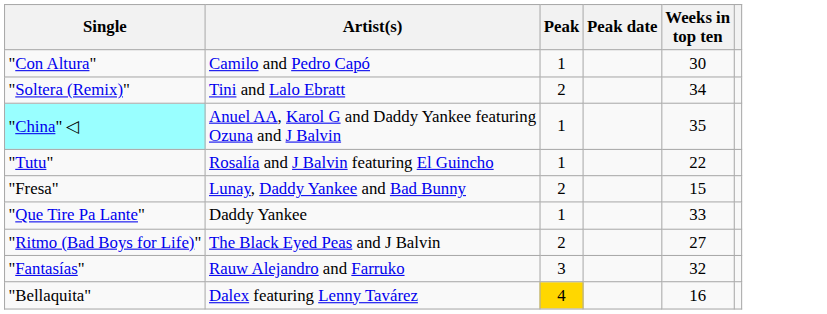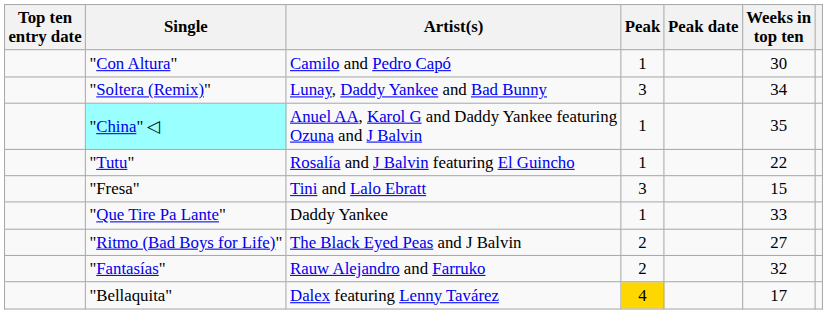+ column: (45, 27)
(277, 90) Tini and Lalo Ebratt -> (419, 90) Lunay, Daddy Yankee and Bad Bunny
(562, 90) 2 -> (643, 90) 3
(338, 188) Lunay, Daddy Yankee and Bad Bunny -> (358, 188) Tini and Lalo Ebratt
(562, 188) 2 -> (643, 188) 3
(562, 268) 3 -> (643, 268) 2
(698, 295) 16 -> (779, 295) 17
